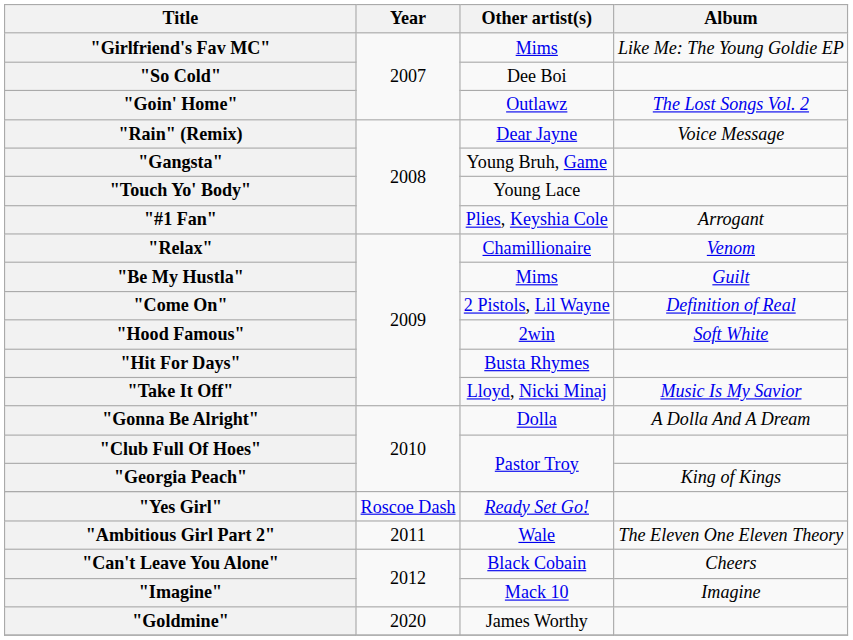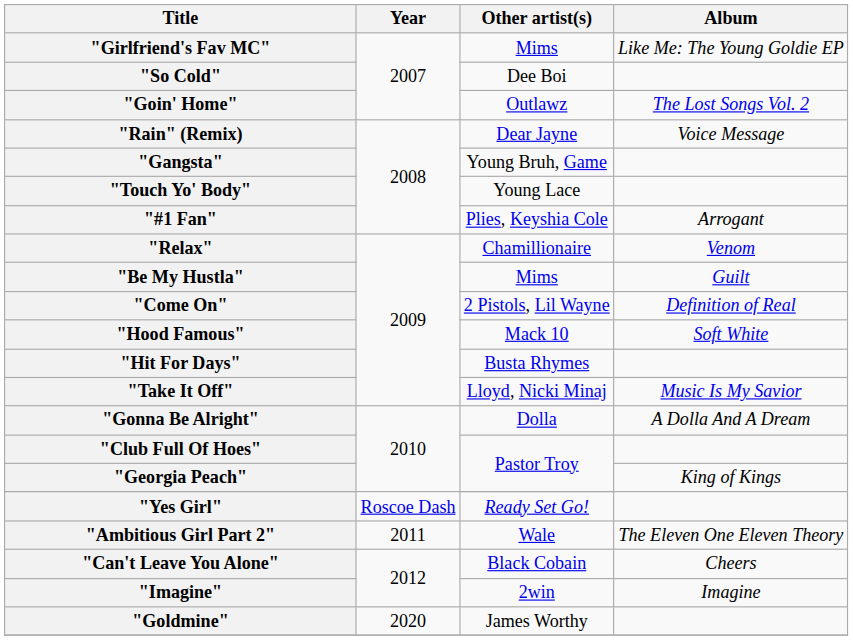(537, 334) 2win -> (537, 334) Mack 10
(537, 592) Mack 10 -> (537, 592) 2win
